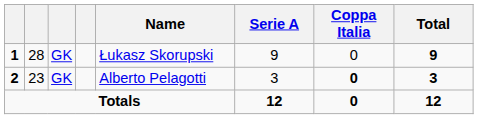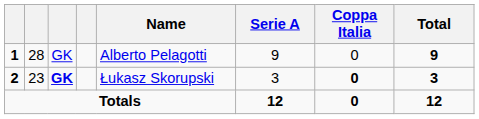(156, 55) Łukasz Skorupski -> (153, 55) Alberto Pelagotti
(62, 78) normal -> (62, 78) bold
(153, 78) Alberto Pelagotti -> (157, 78) Łukasz Skorupski
